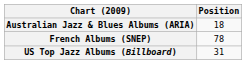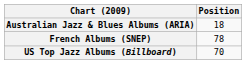(219, 53) 31 -> (219, 53) 70
